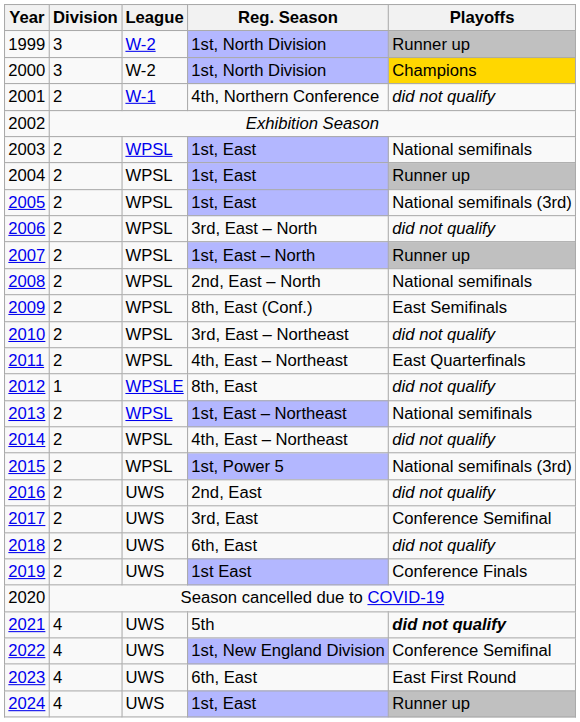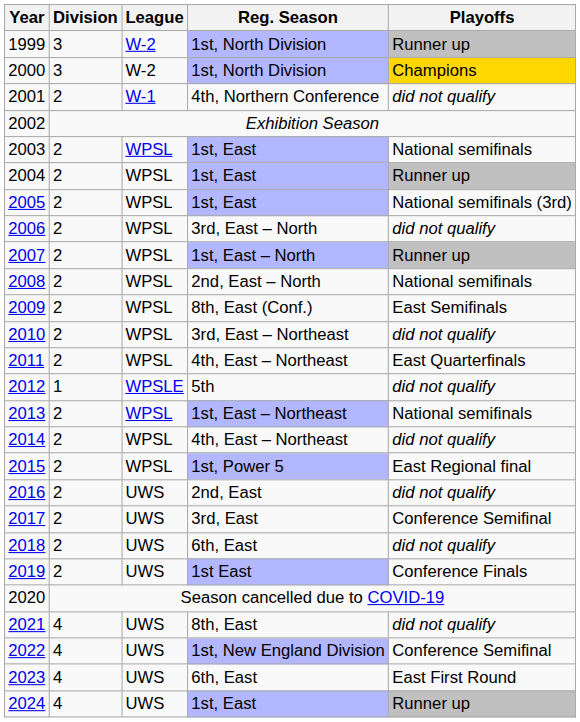(224, 387) 8th, East -> (203, 387) 5th
(482, 466) National semifinals (3rd) -> (462, 466) East Regional final
(203, 624) 5th -> (224, 624) 8th, East
(449, 624) bold -> (444, 624) normal
